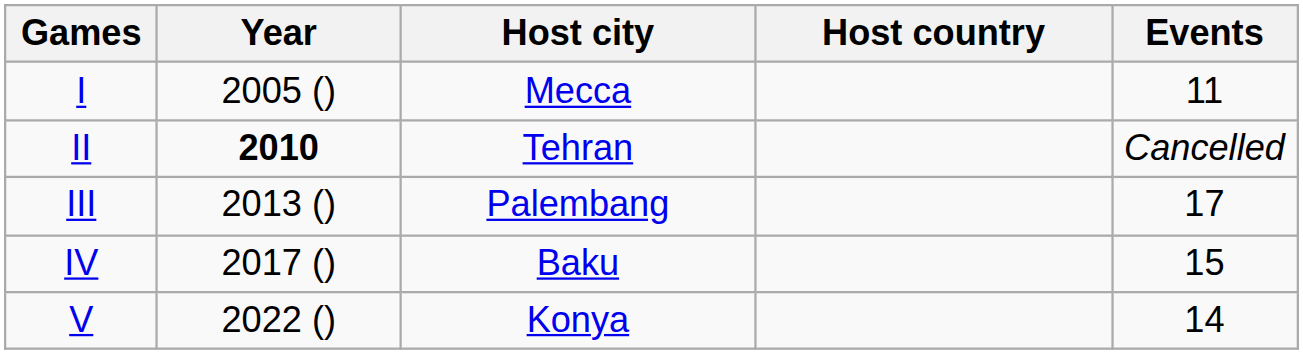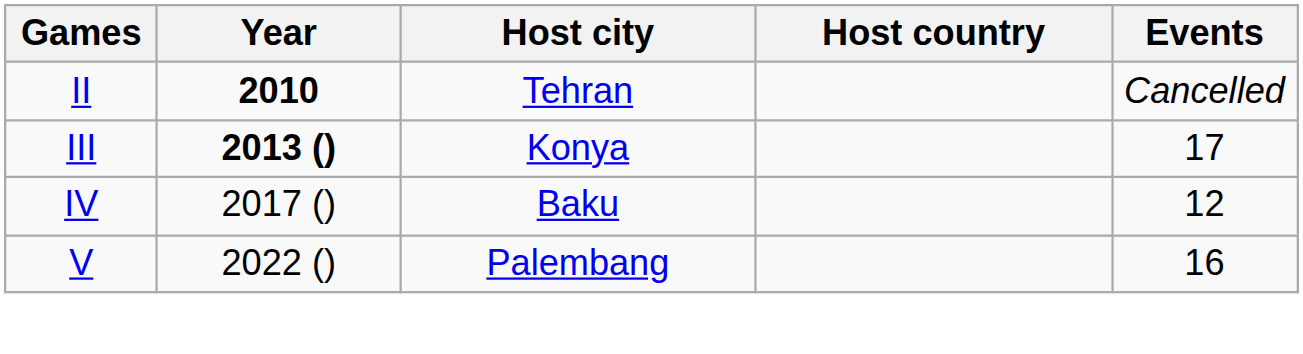- row: (81, 90)
(279, 205) normal -> (279, 147) bold
(578, 205) Palembang -> (578, 147) Konya
(1204, 262) 15 -> (1204, 205) 12
(578, 319) Konya -> (578, 262) Palembang
(1204, 319) 14 -> (1204, 262) 16
